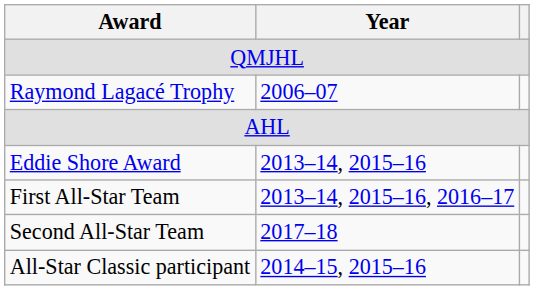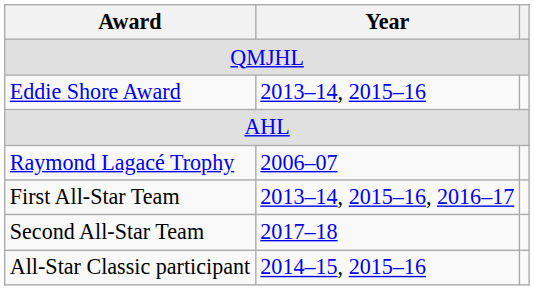rows swapped: (122, 92) <-> (95, 162)
